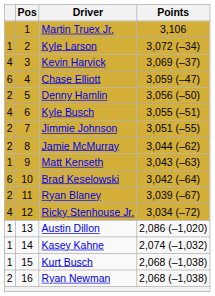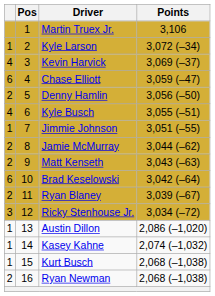(10, 129) 2 -> (10, 129) 1
(10, 162) 1 -> (10, 162) 2
(10, 212) 4 -> (10, 212) 3
